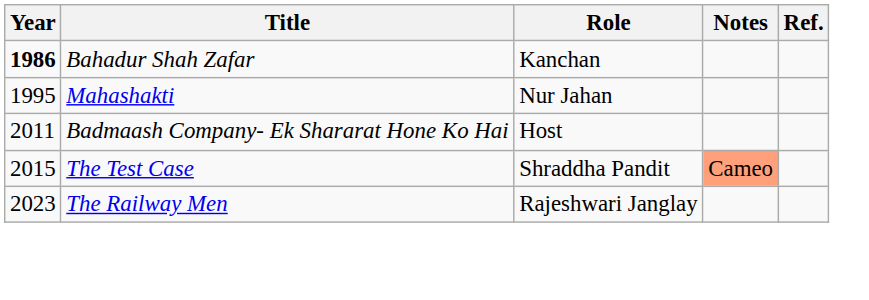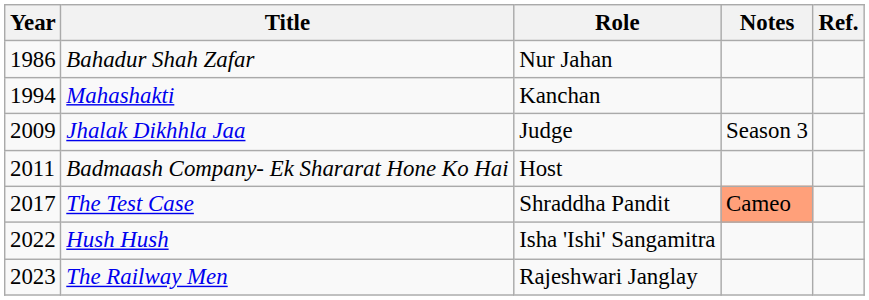(33, 58) bold -> (33, 58) normal
(560, 58) Kanchan -> (566, 58) Nur Jahan
(33, 95) 1995 -> (33, 95) 1994
(566, 95) Nur Jahan -> (560, 95) Kanchan
+ row: (156, 131)
(33, 167) 2015 -> (33, 204) 2017
+ row: (117, 240)
